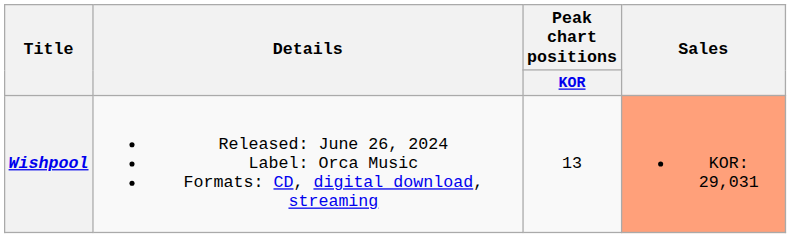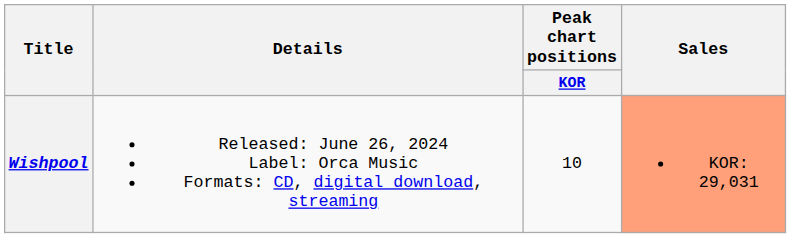(572, 164) 13 -> (572, 164) 10
